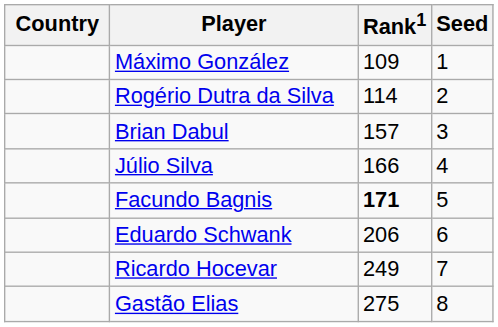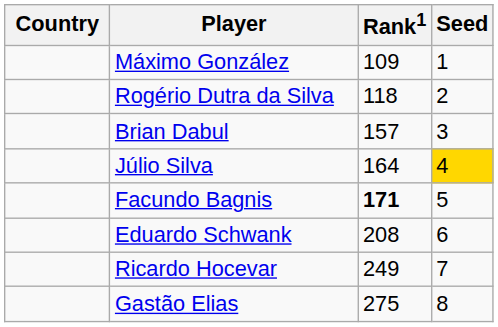(380, 96) 114 -> (380, 96) 118
(381, 165) 166 -> (381, 165) 164
(442, 165) no background -> (442, 165) gold background
(381, 234) 206 -> (381, 234) 208
